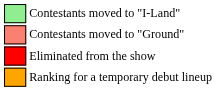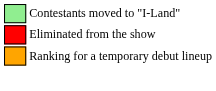- row: (107, 34)
